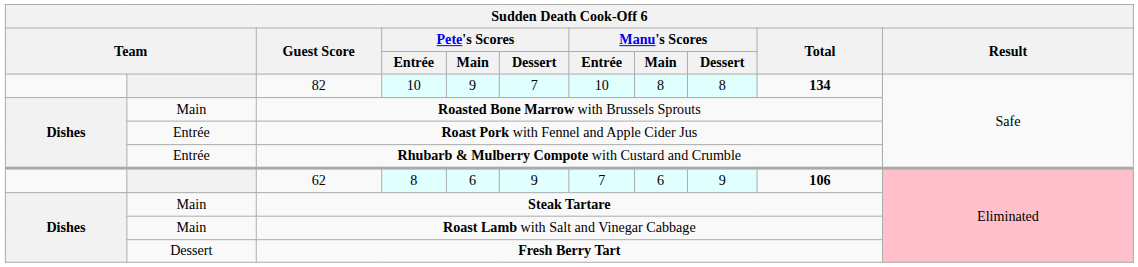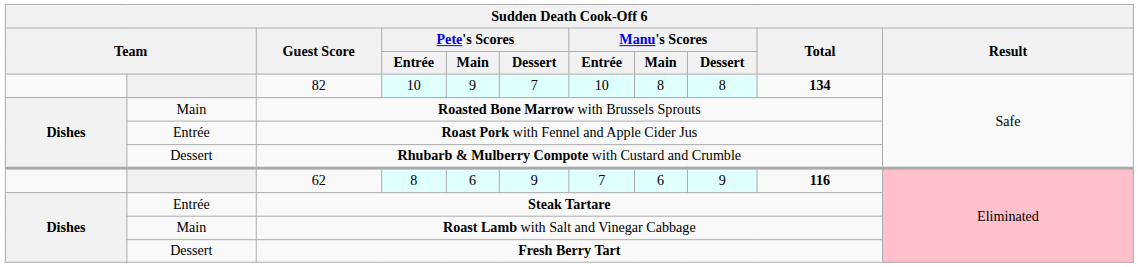(191, 156) Entrée -> (191, 156) Dessert
(820, 181) 106 -> (820, 181) 116
(191, 204) Main -> (191, 204) Entrée
